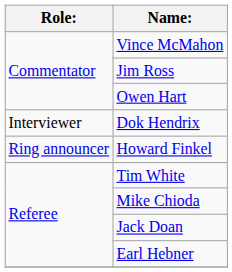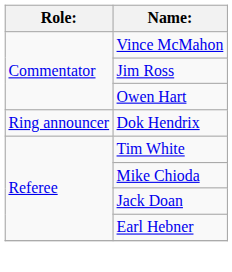(45, 122) Interviewer -> (59, 122) Ring announcer
- row: (164, 149)
